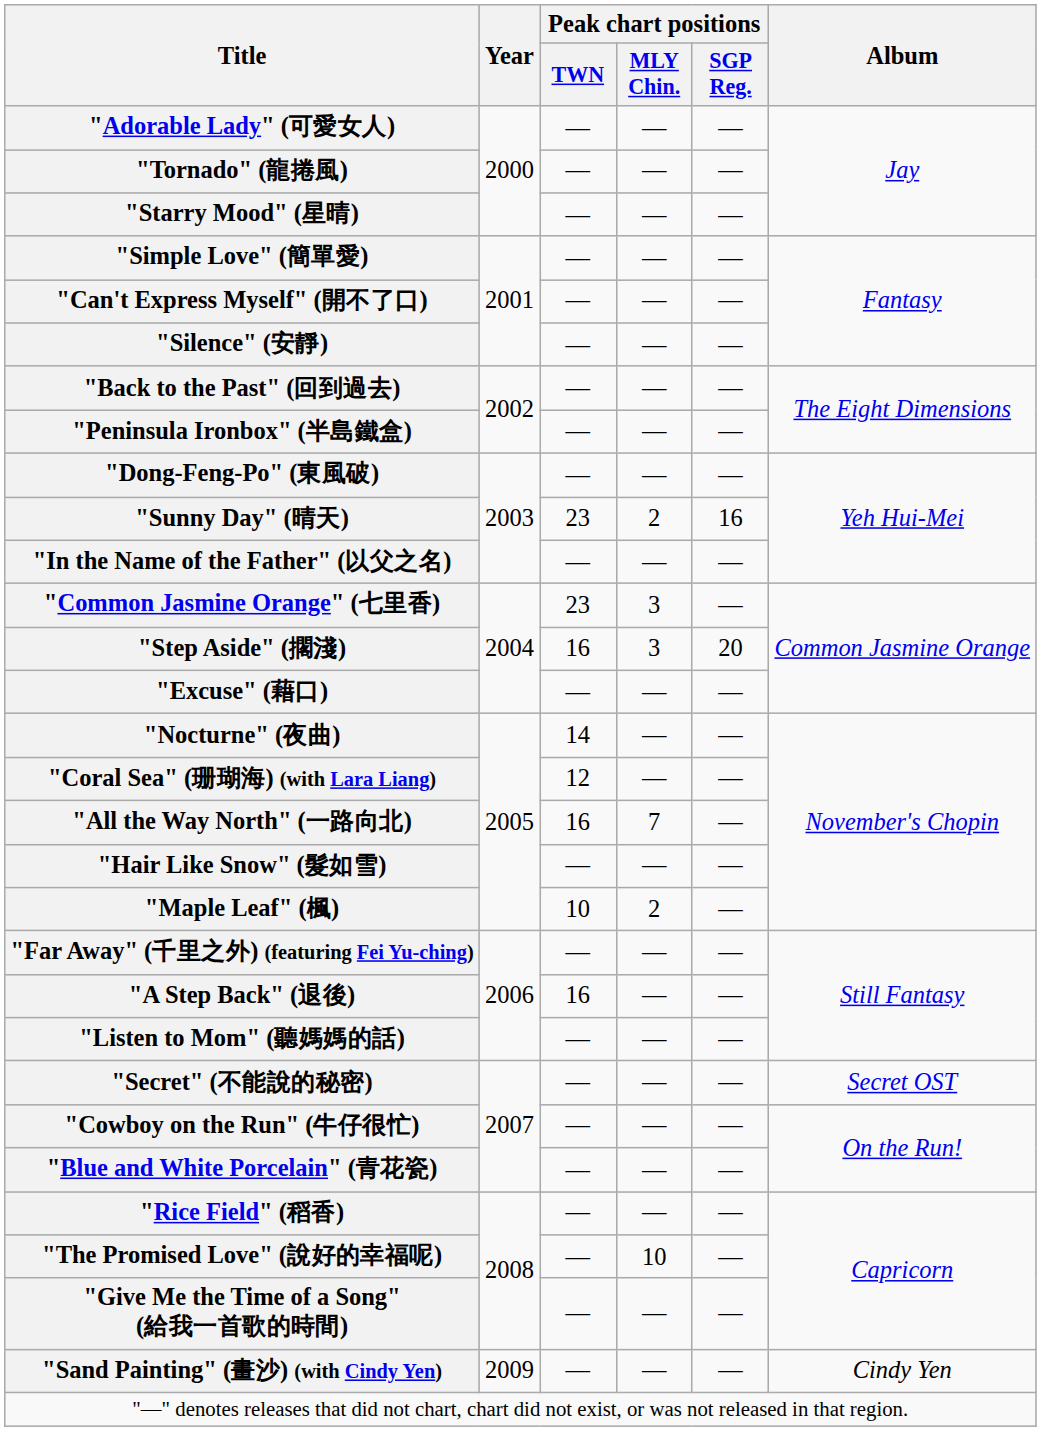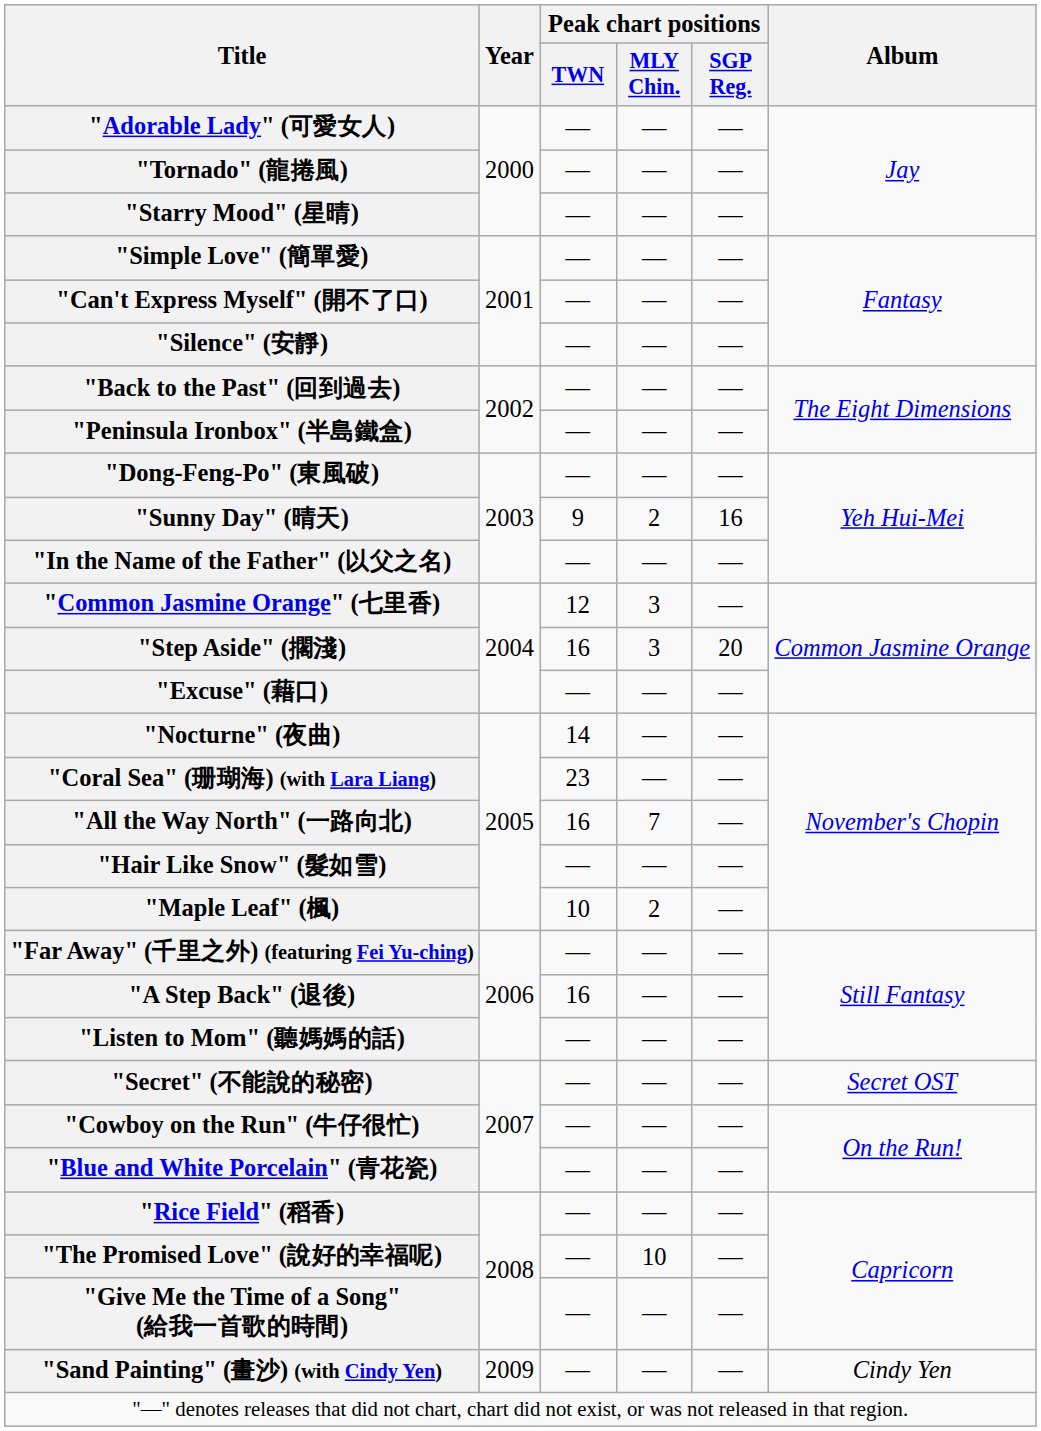(578, 518) 23 -> (578, 518) 9
(578, 604) 23 -> (578, 604) 12
(578, 778) 12 -> (578, 778) 23
